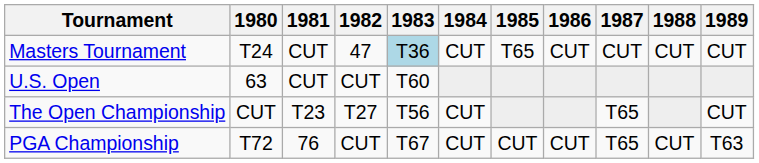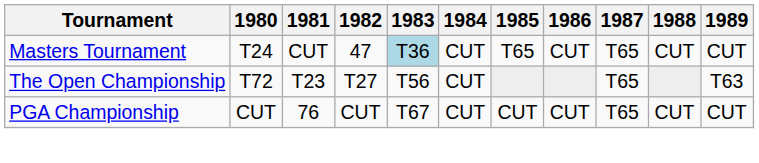(622, 51) CUT -> (622, 51) T65
- row: (55, 82)
(256, 113) CUT -> (256, 82) T72
(727, 113) CUT -> (727, 82) T63
(256, 143) T72 -> (256, 113) CUT
(727, 143) T63 -> (727, 113) CUT
